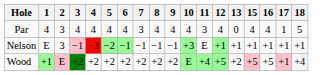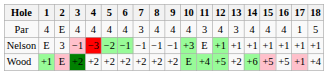+ column: (252, 12)
(62, 29) 3 -> (62, 29) E
(236, 29) 0 -> (236, 29) 3
